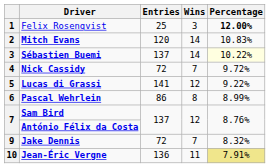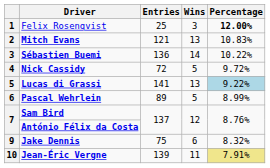(161, 40) 120 -> (161, 40) 121
(195, 40) 14 -> (195, 40) 13
(161, 55) 137 -> (161, 55) 136
(236, 55) lightyellow background -> (236, 55) no background
(195, 69) 7 -> (195, 69) 5
(195, 84) 12 -> (195, 84) 13
(236, 84) no background -> (236, 84) lightblue background
(161, 98) 86 -> (161, 98) 89
(195, 98) 8 -> (195, 98) 5
(161, 141) 72 -> (161, 141) 75
(195, 141) 7 -> (195, 141) 6
(161, 156) 136 -> (161, 156) 139
